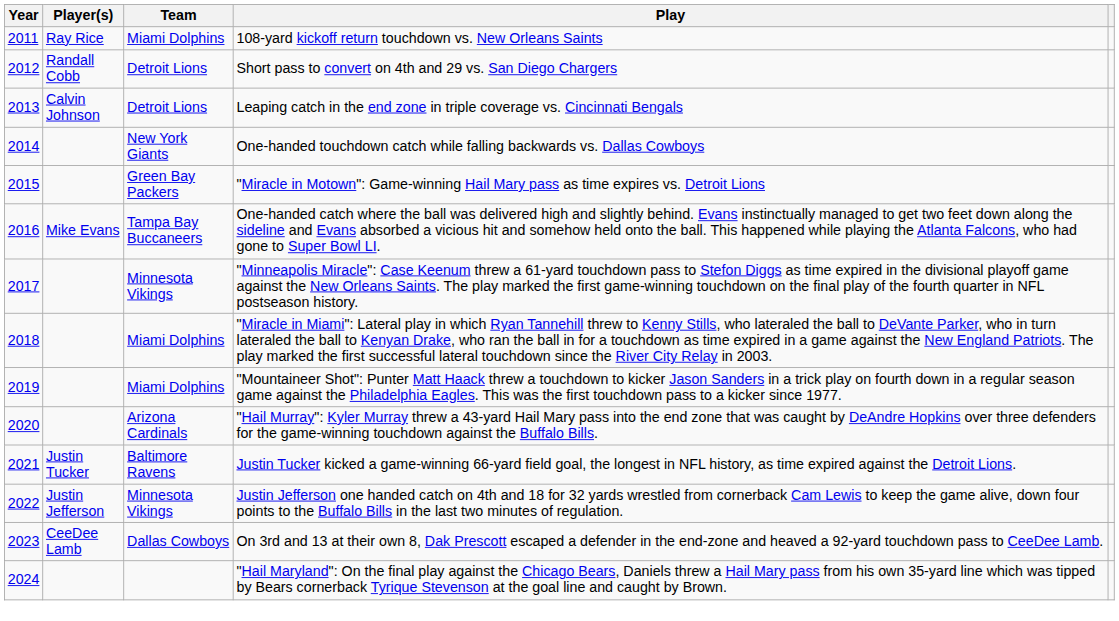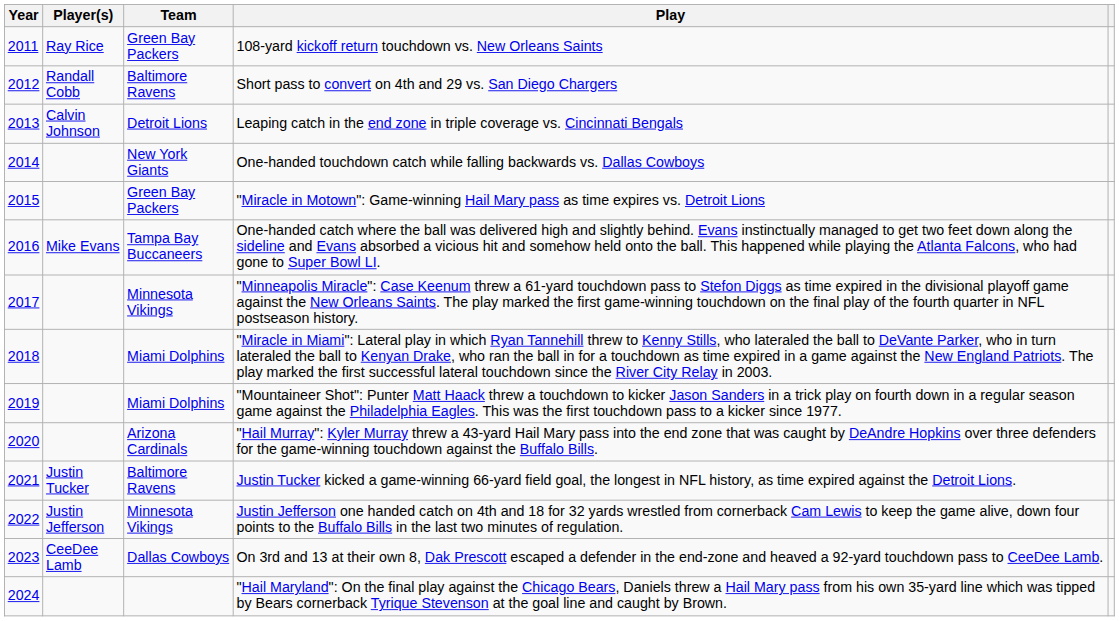(176, 38) Miami Dolphins -> (161, 46) Green Bay Packers
(167, 68) Detroit Lions -> (157, 84) Baltimore Ravens
